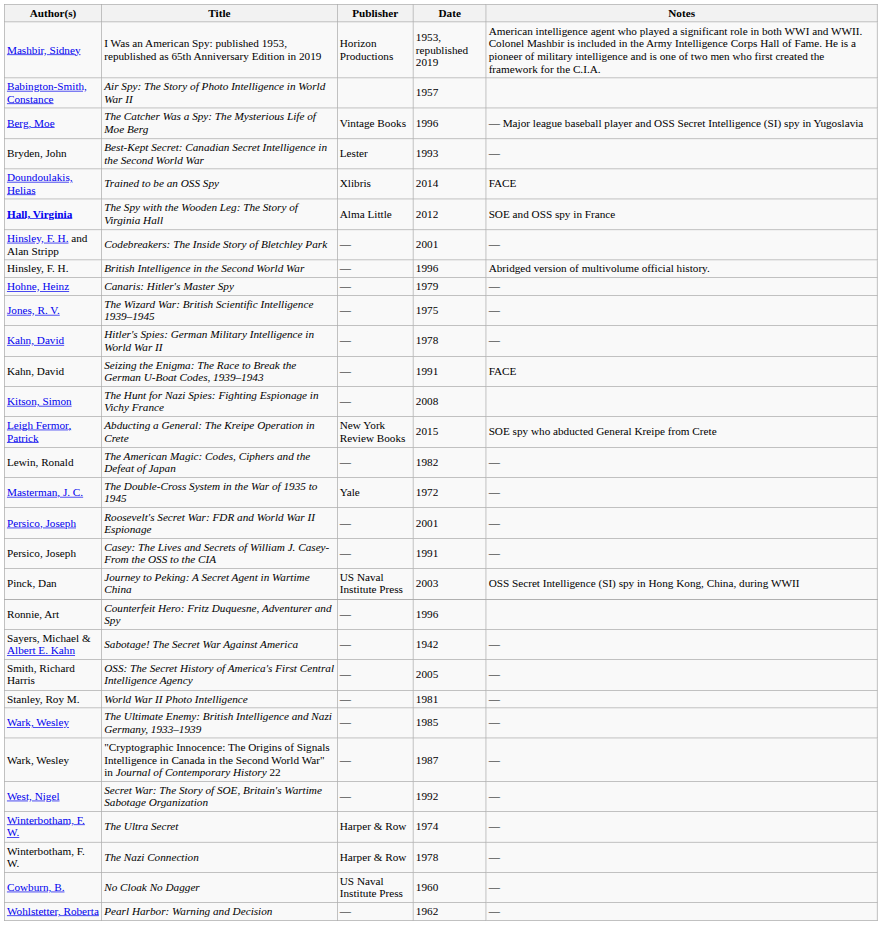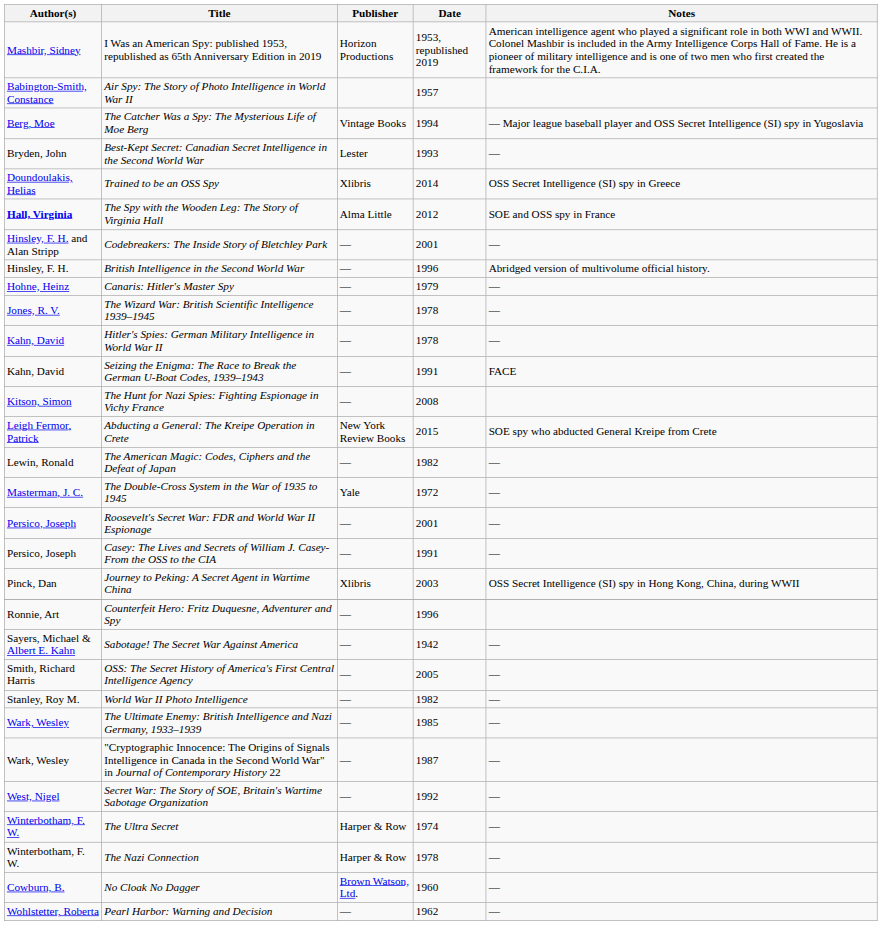(427, 123) 1996 -> (427, 123) 1994
(503, 184) FACE -> (584, 184) OSS Secret Intelligence (SI) spy in Greece
(427, 310) 1975 -> (427, 310) 1978
(371, 583) US Naval Institute Press -> (355, 583) Xlibris
(427, 699) 1981 -> (427, 699) 1982
(371, 887) US Naval Institute Press -> (374, 887) Brown Watson, Ltd.
